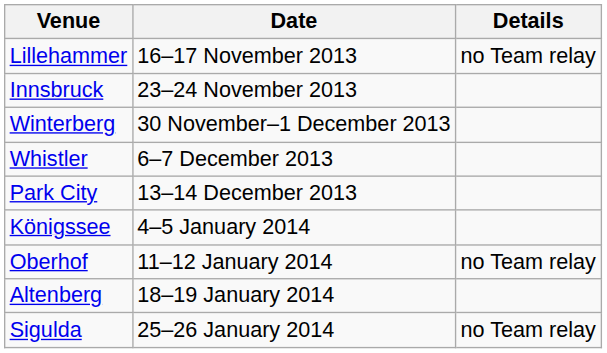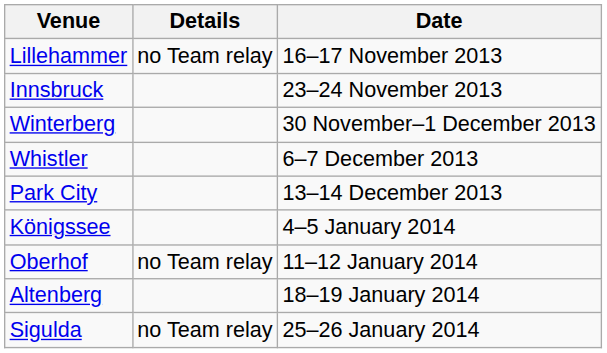columns swapped: (294, 21) <-> (528, 21)
